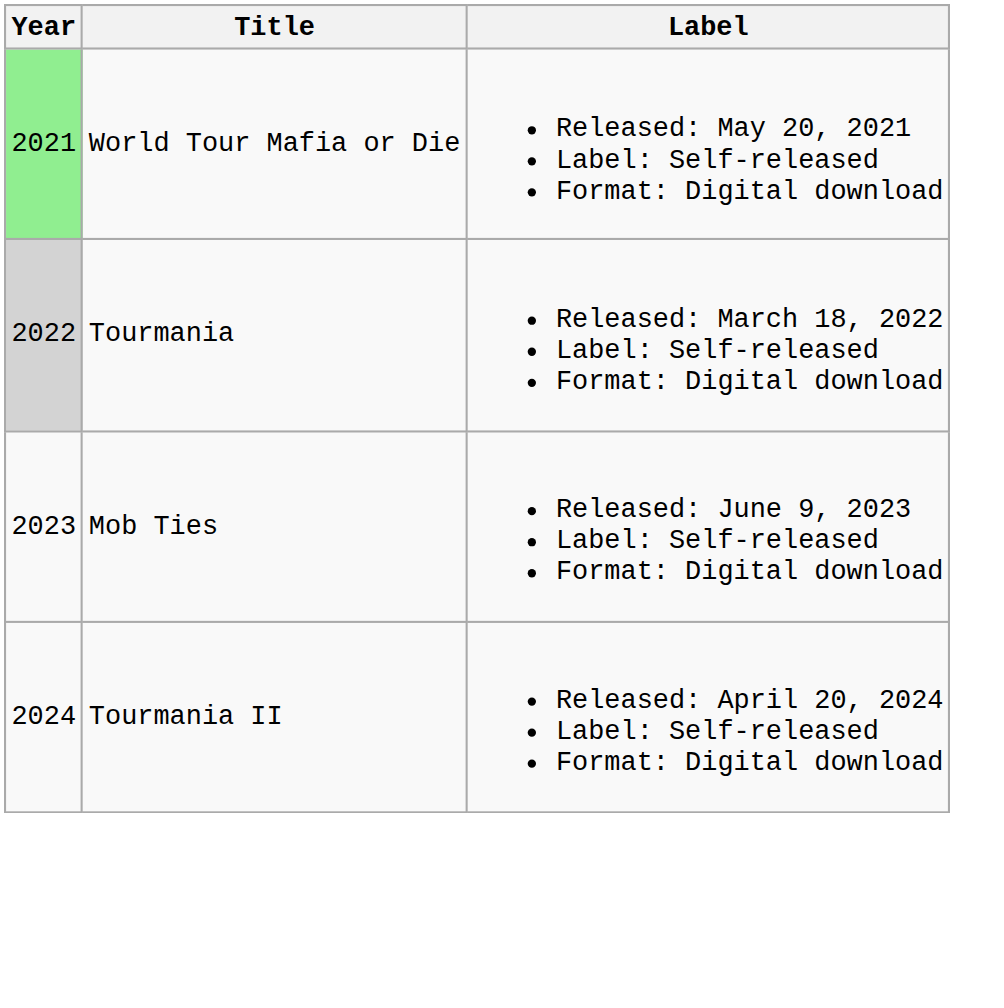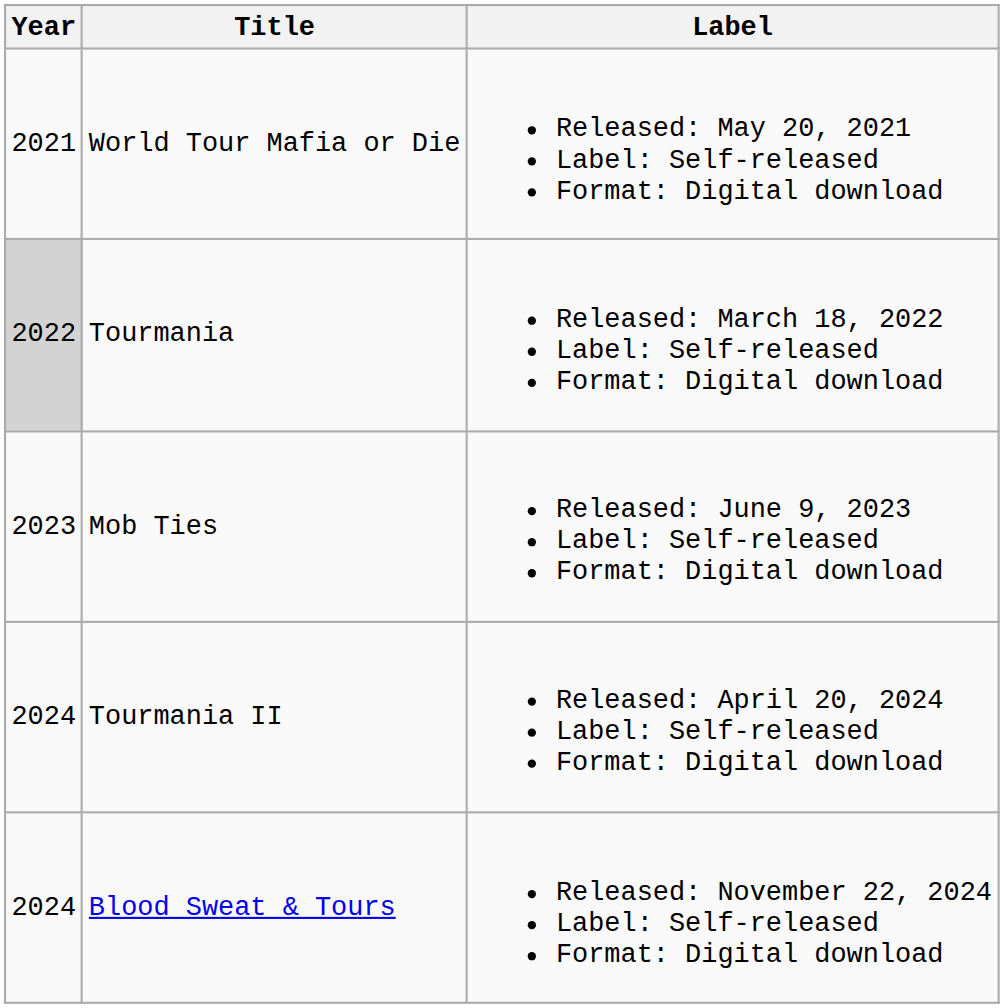(44, 144) lightgreen background -> (44, 144) no background
+ row: (242, 908)
